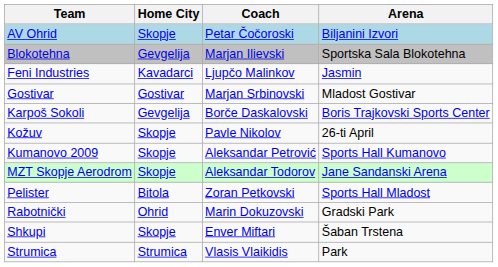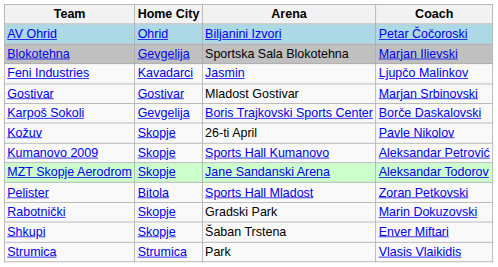columns swapped: (406, 14) <-> (261, 14)
(157, 34) Skopje -> (153, 34) Ohrid
(153, 212) Ohrid -> (157, 212) Skopje
